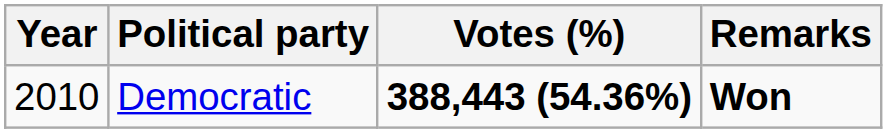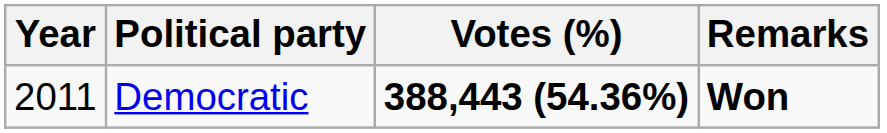(57, 95) 2010 -> (55, 95) 2011
